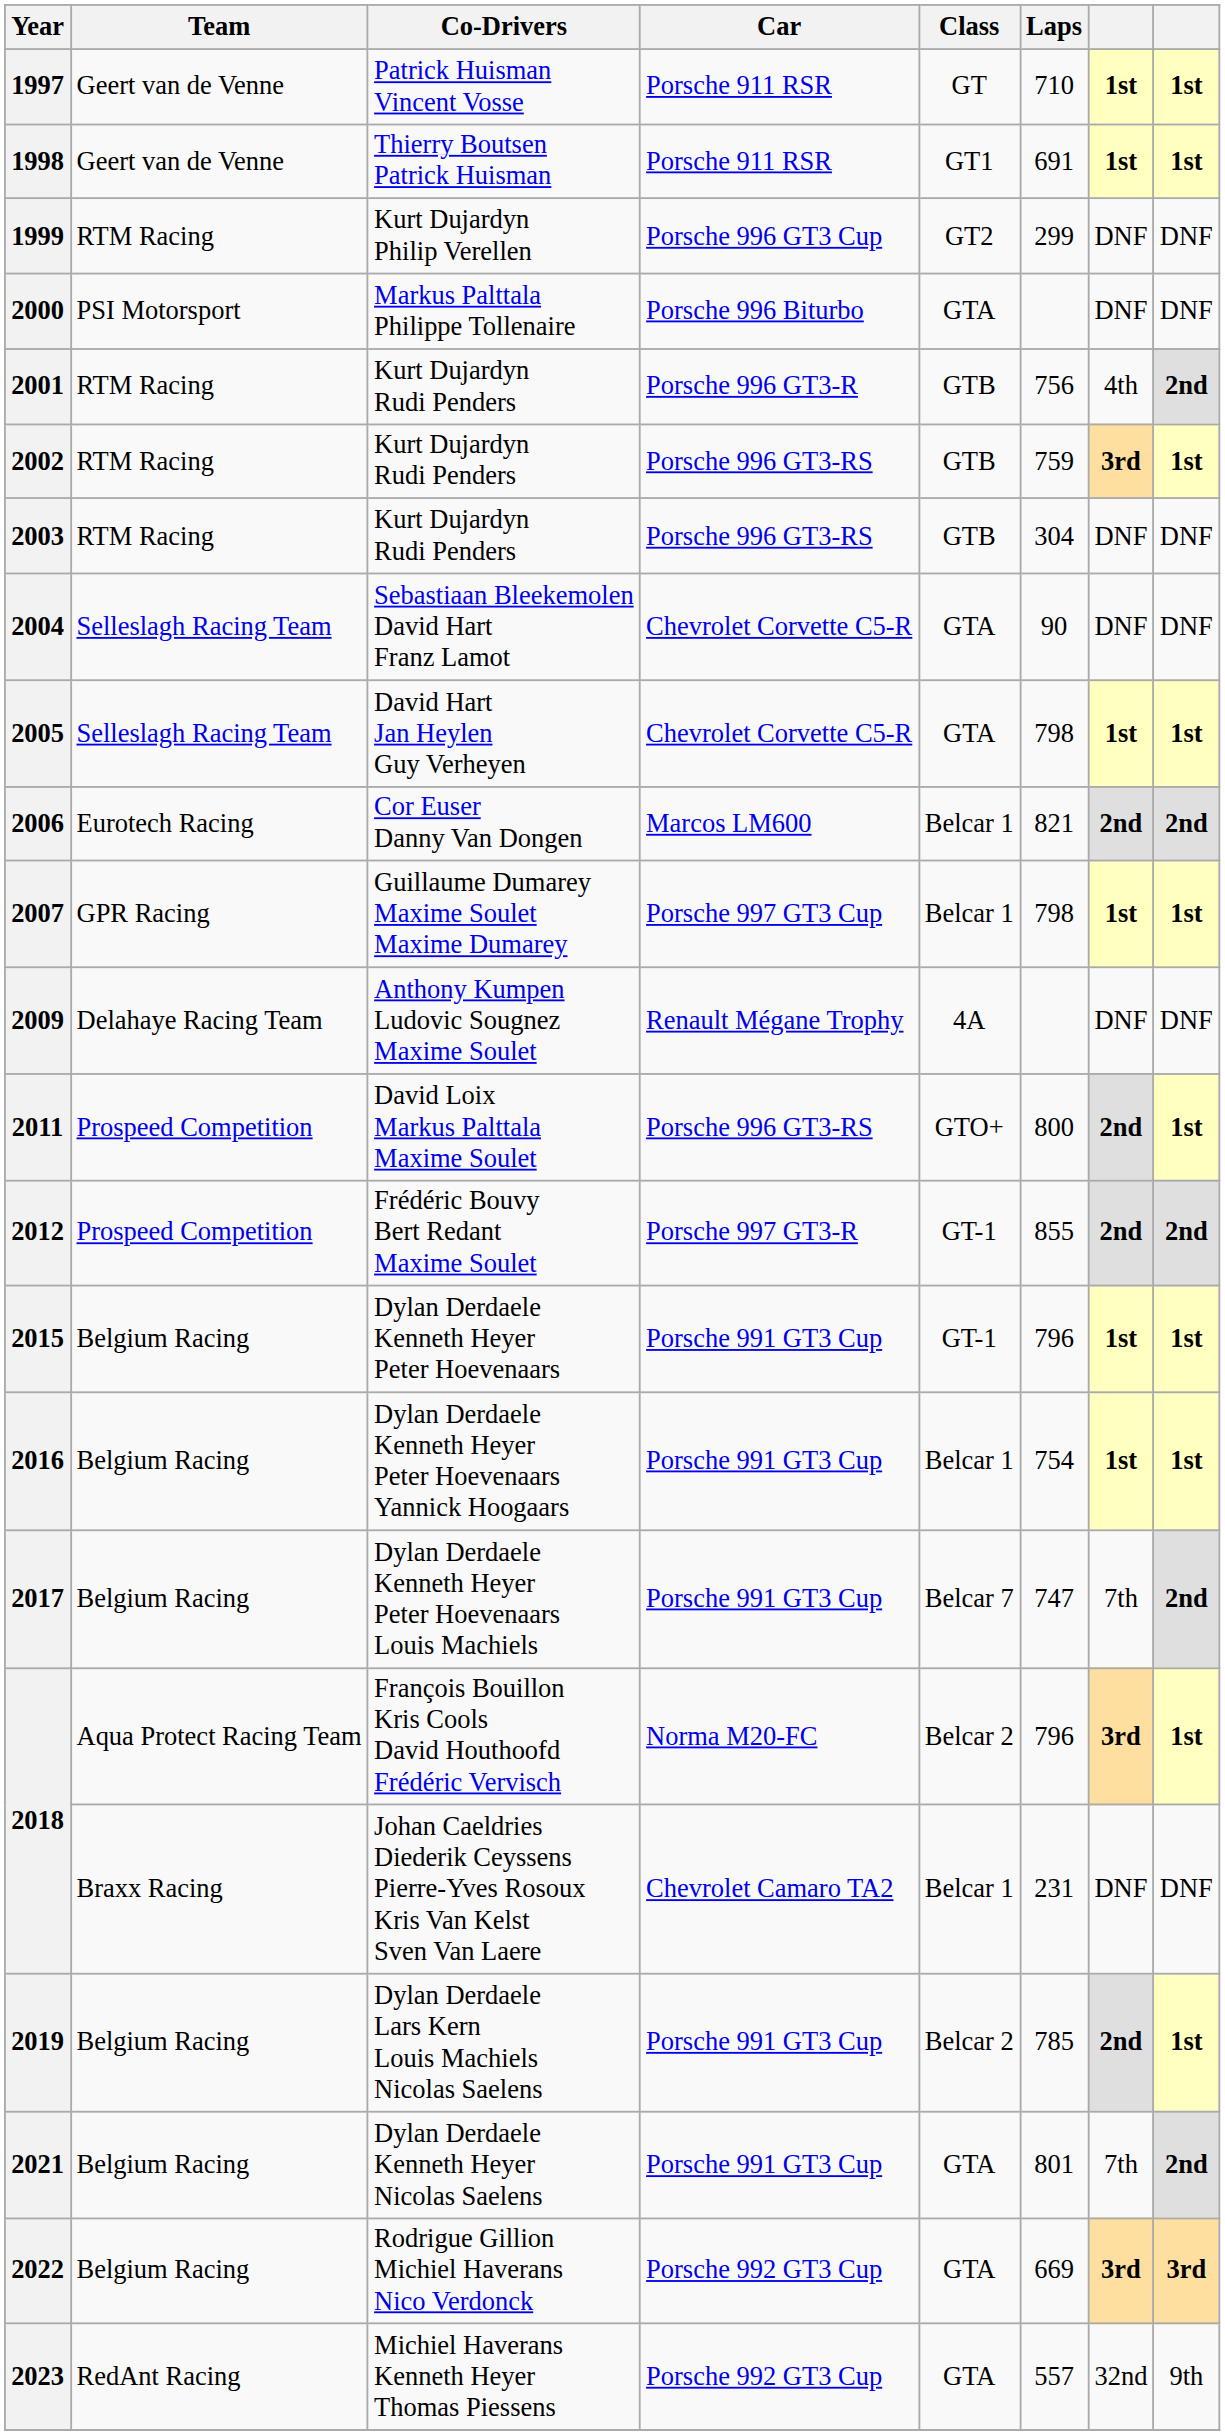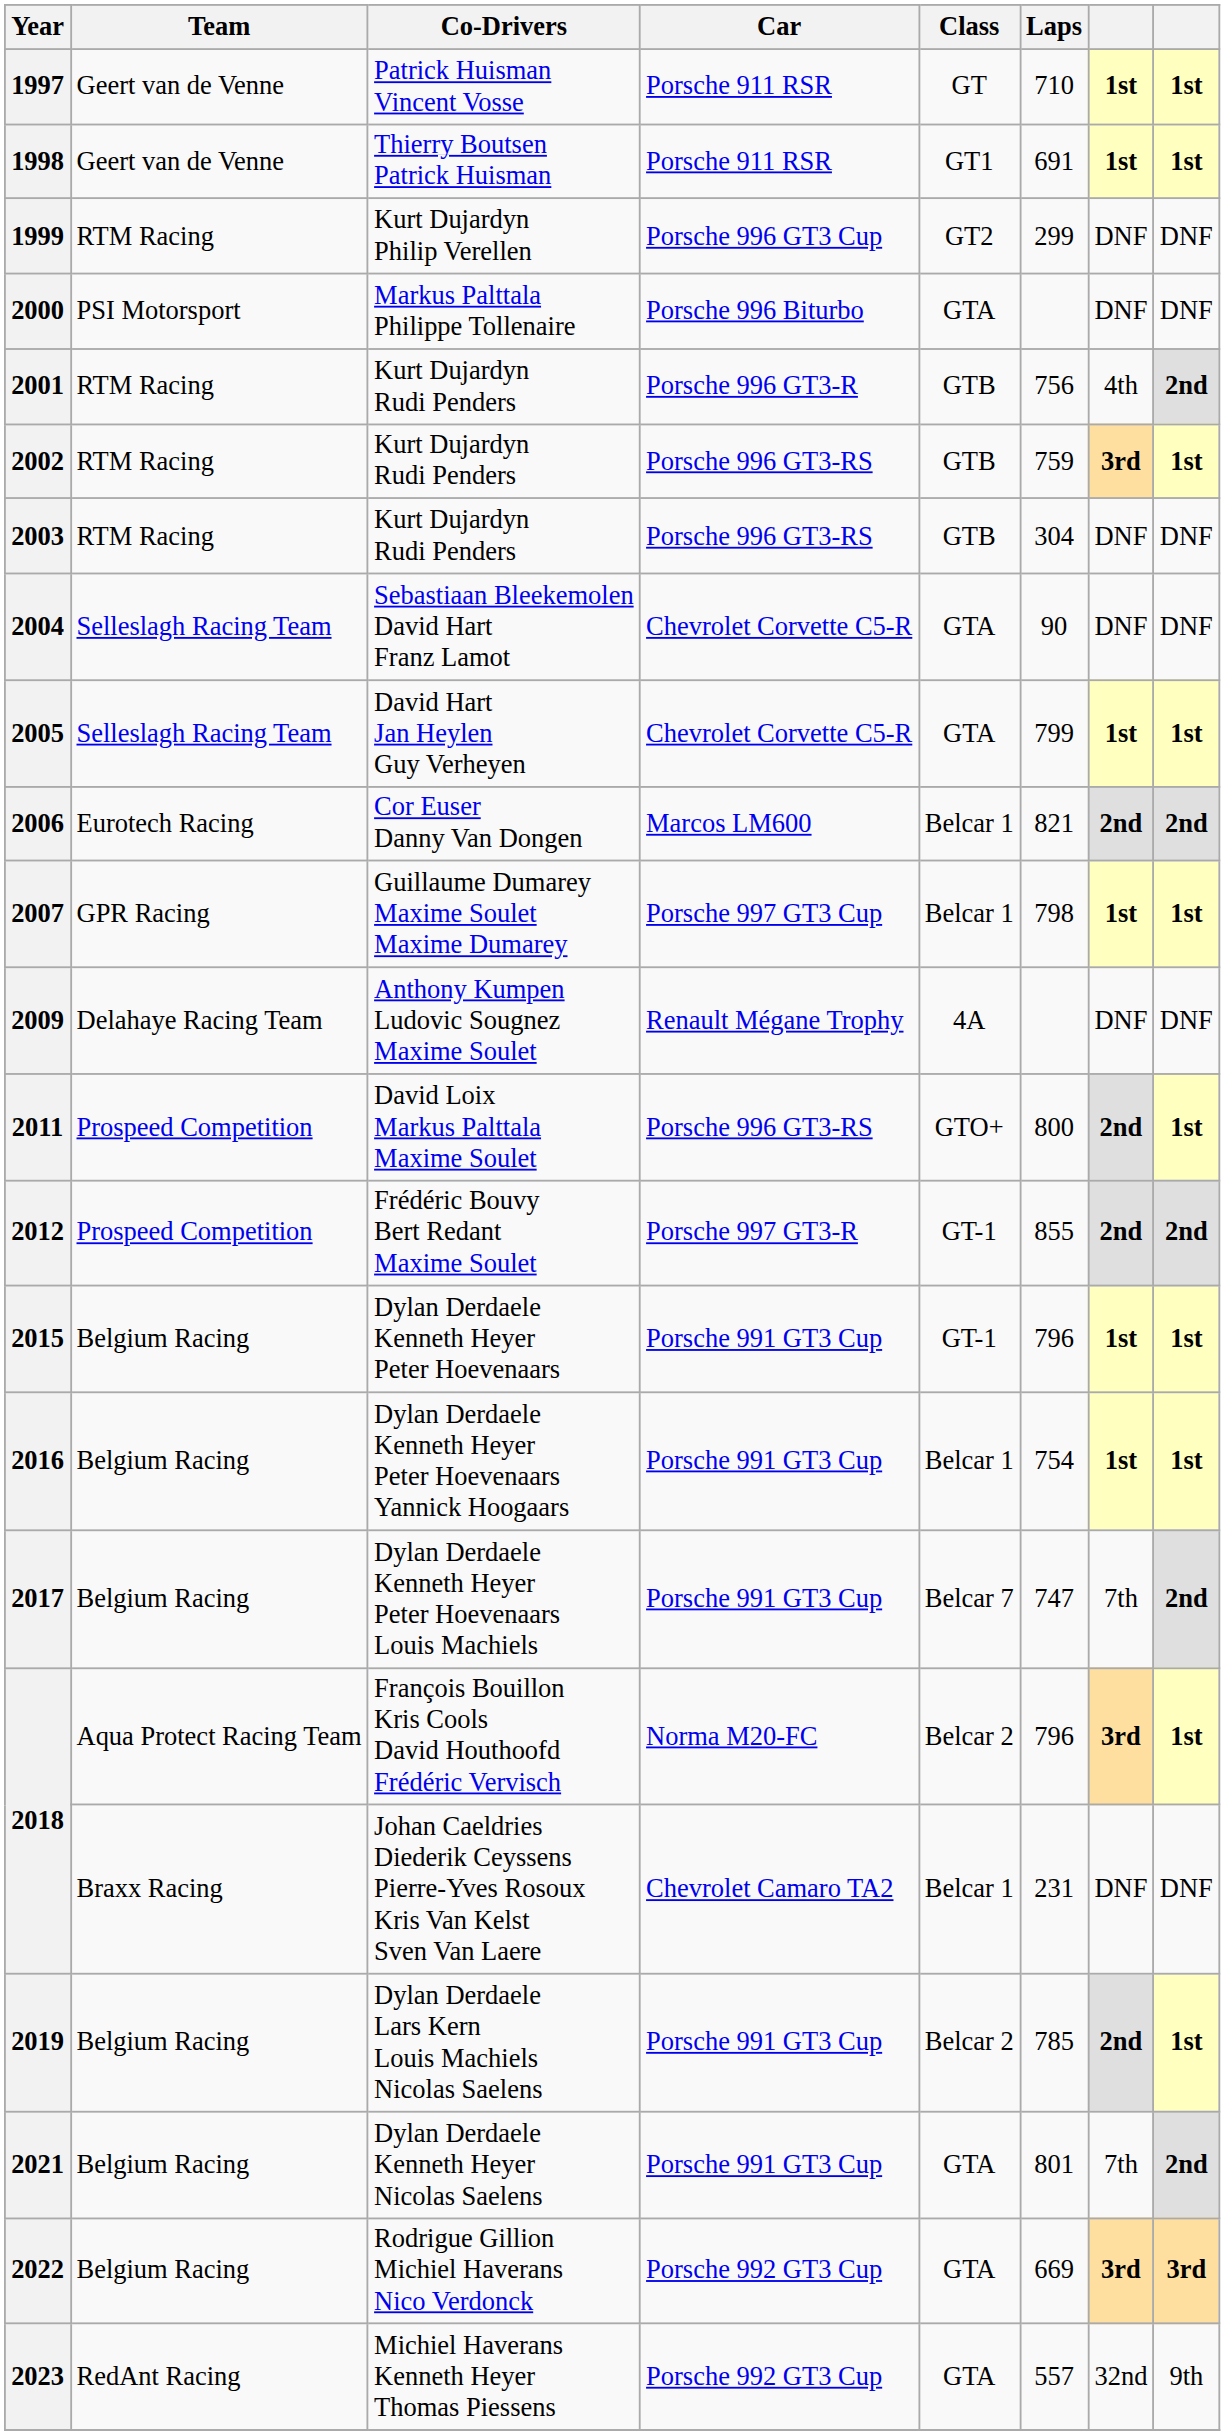(1054, 732) 798 -> (1054, 732) 799
